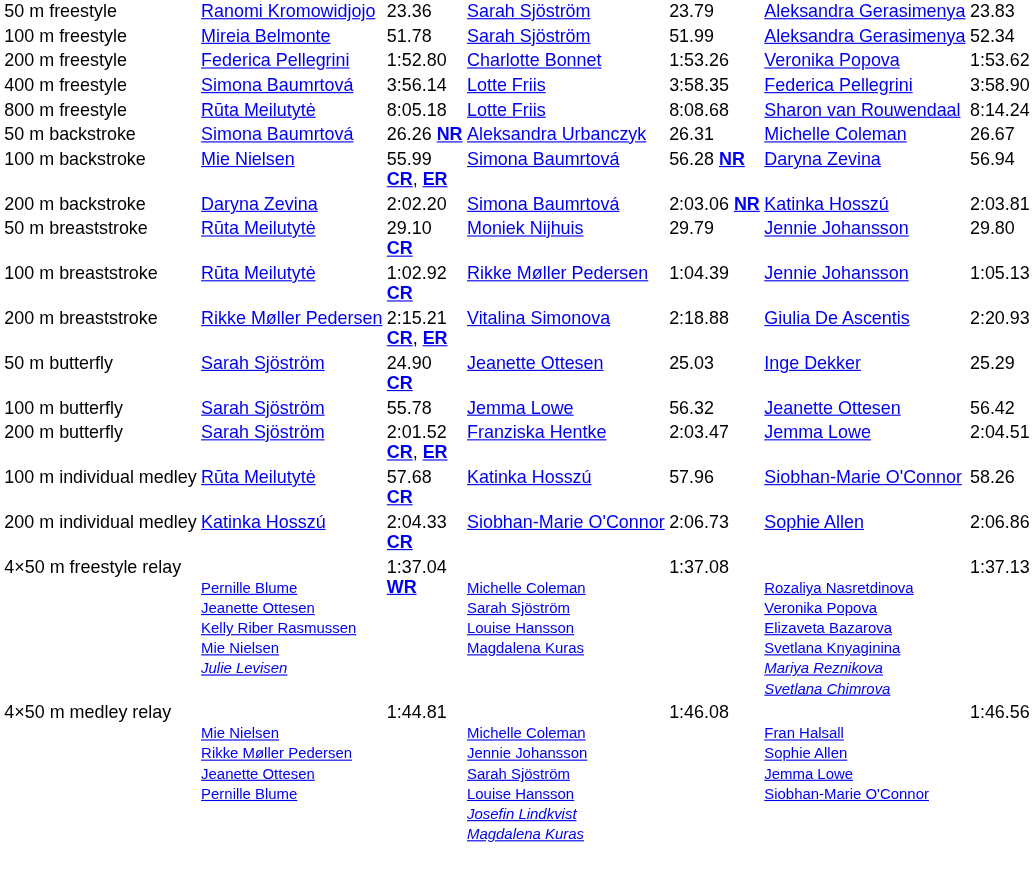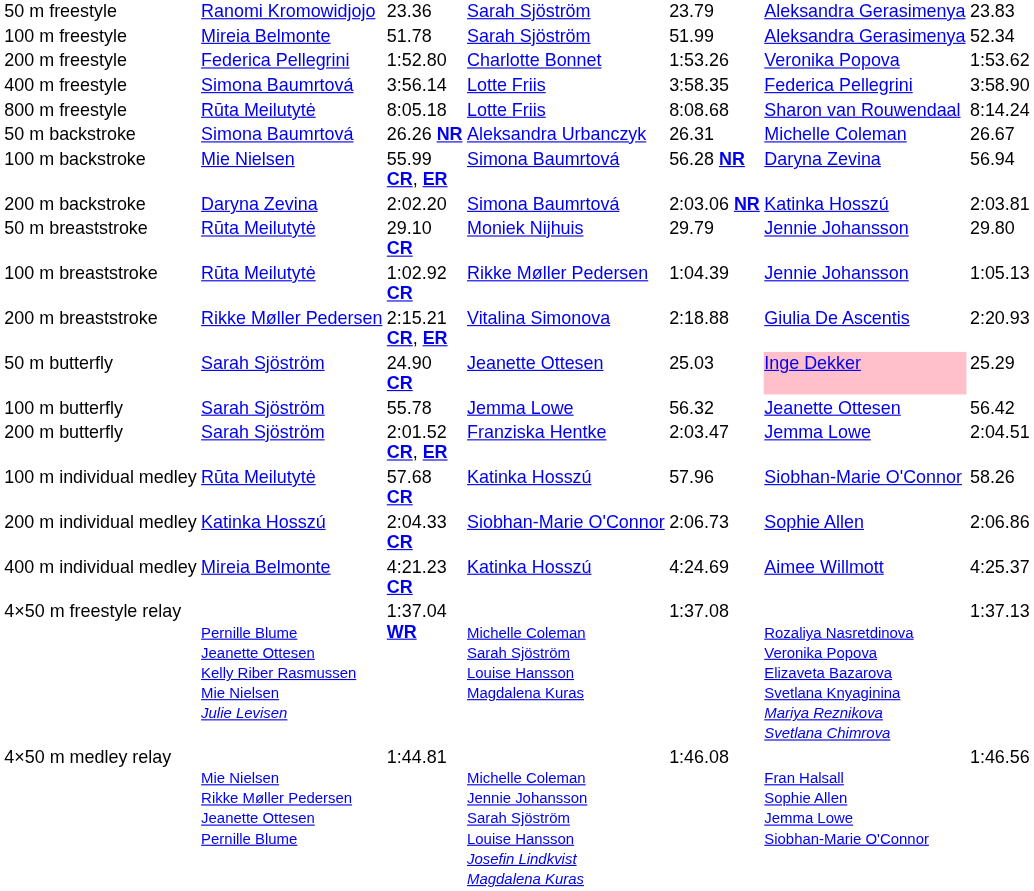(813, 363) no background -> (813, 363) pink background
+ row: (100, 566)
